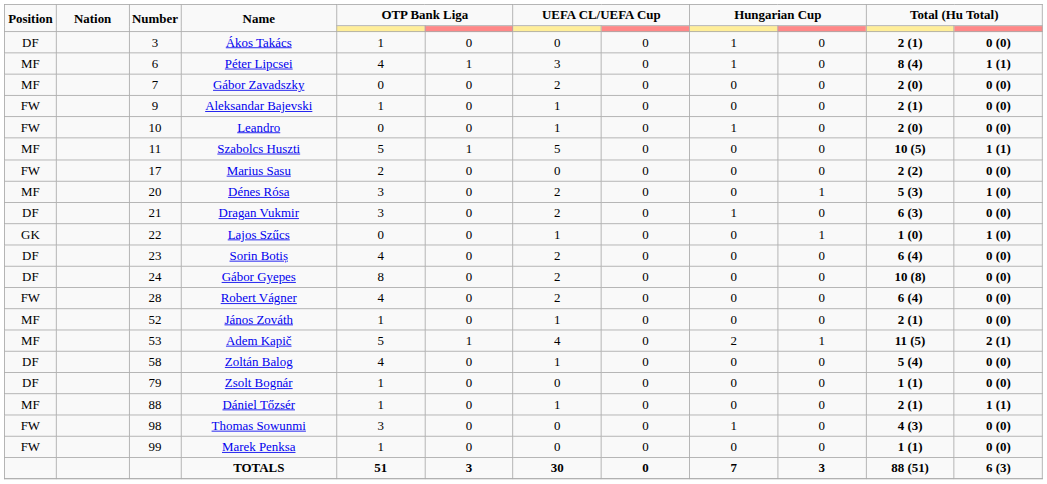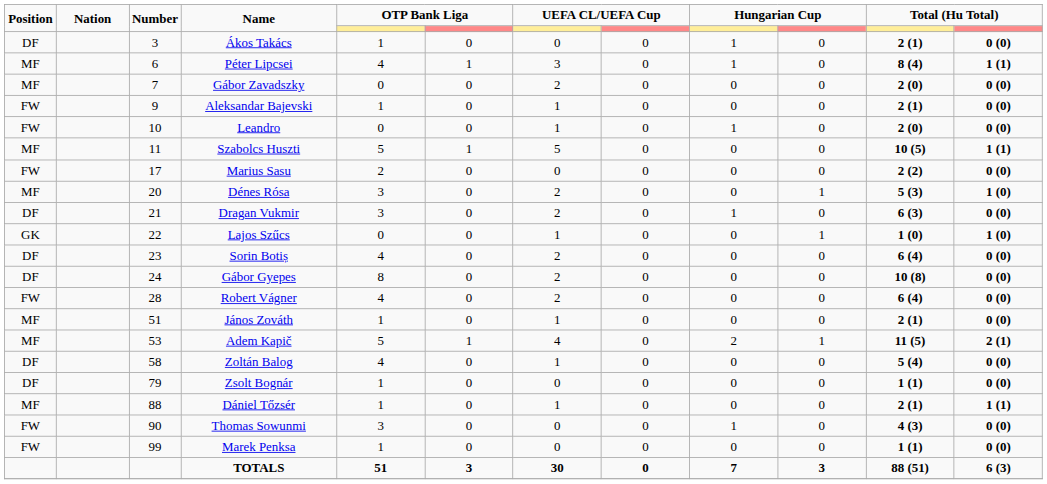(155, 319) 52 -> (155, 319) 51
(155, 426) 98 -> (155, 426) 90
